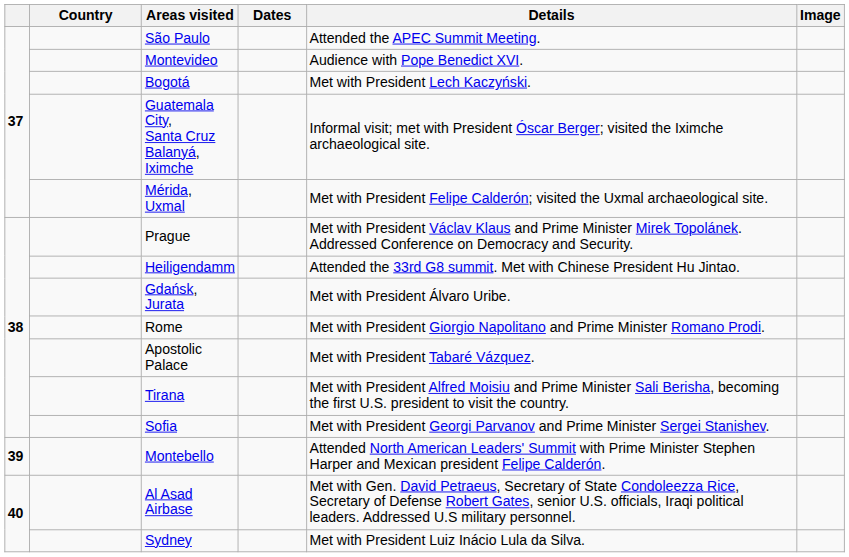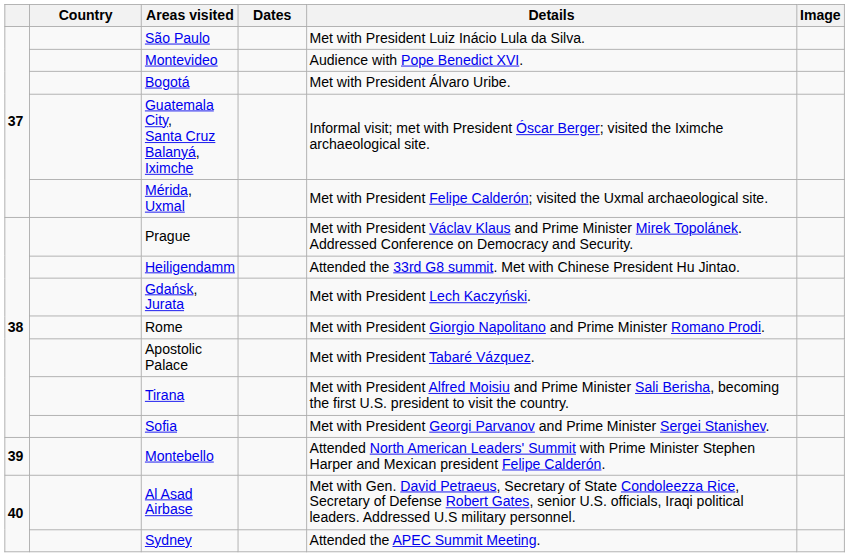(425, 37) Attended the APEC Summit Meeting. -> (447, 37) Met with President Luiz Inácio Lula da Silva.
(420, 82) Met with President Lech Kaczyński. -> (410, 82) Met with President Álvaro Uribe.
(410, 297) Met with President Álvaro Uribe. -> (420, 297) Met with President Lech Kaczyński.
(447, 540) Met with President Luiz Inácio Lula da Silva. -> (425, 540) Attended the APEC Summit Meeting.
